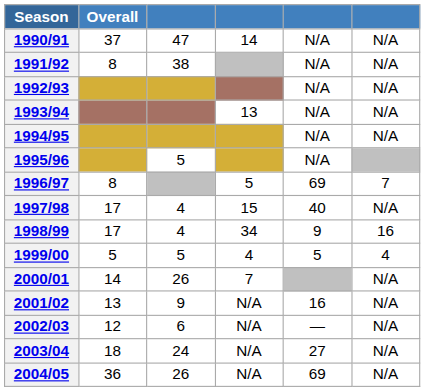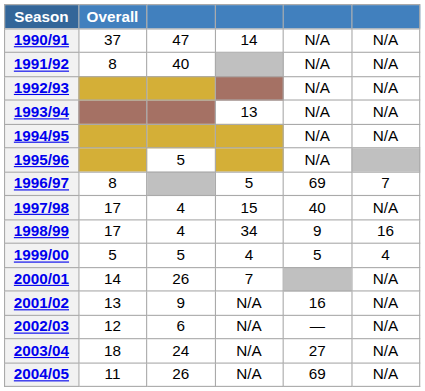(181, 64) 38 -> (181, 64) 40
(112, 374) 36 -> (113, 374) 11
